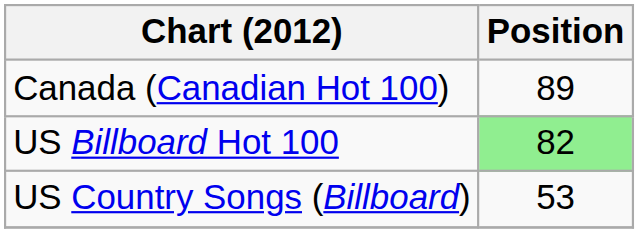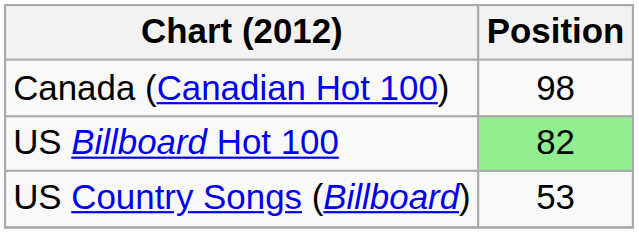(556, 87) 89 -> (556, 87) 98
